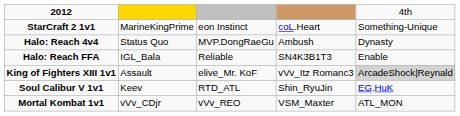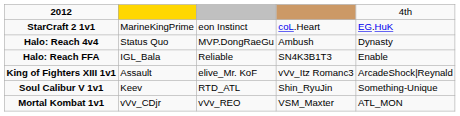(398, 27) Something-Unique -> (376, 27) EG.HuK
(405, 73) lightgrey background -> (405, 73) no background
(376, 88) EG.HuK -> (398, 88) Something-Unique
